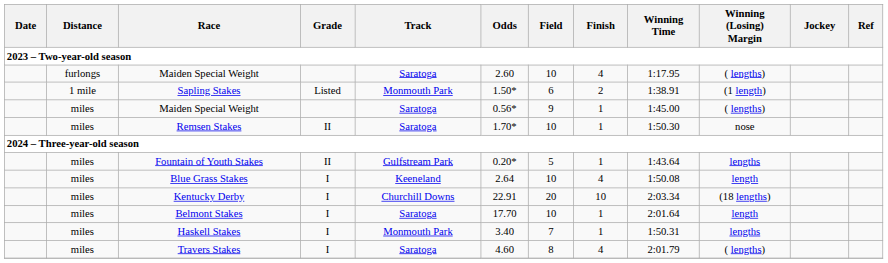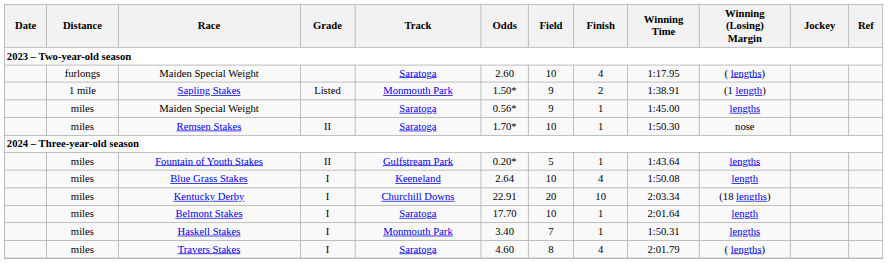(551, 91) 6 -> (551, 91) 9
(745, 109) ( lengths) -> (745, 109) lengths
